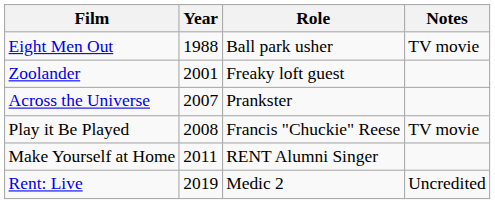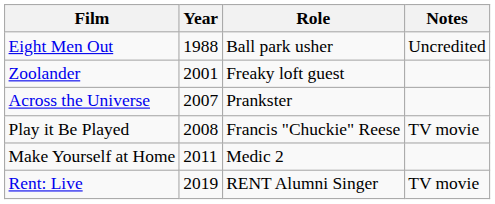(444, 45) TV movie -> (447, 45) Uncredited
(302, 156) RENT Alumni Singer -> (255, 156) Medic 2
(255, 184) Medic 2 -> (302, 184) RENT Alumni Singer
(447, 184) Uncredited -> (444, 184) TV movie
